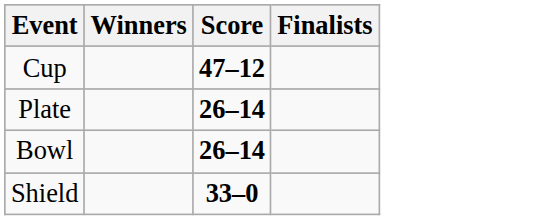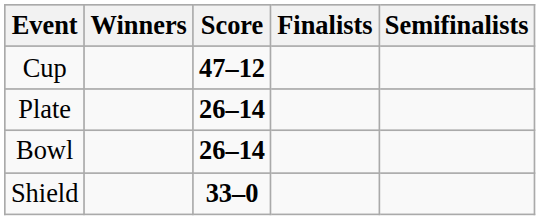+ column: (457, 25)
